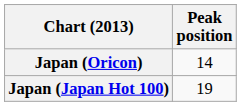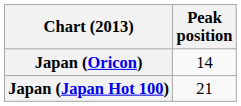(205, 88) 19 -> (205, 88) 21
